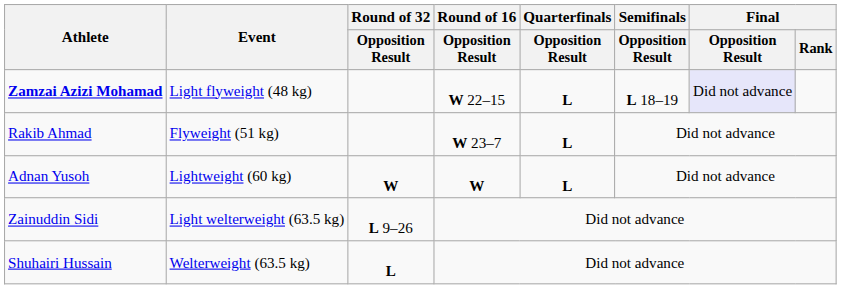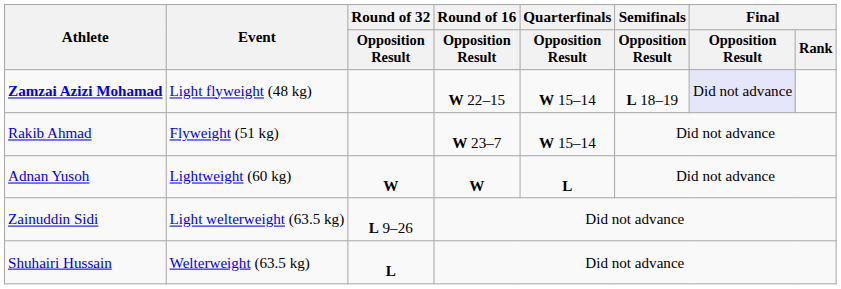(567, 100) L -> (567, 100) W 15–14
(567, 143) L -> (567, 143) W 15–14
